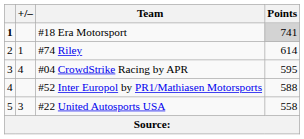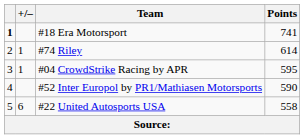(289, 32) lightgrey background -> (289, 32) no background
(21, 69) 4 -> (21, 69) 1
(289, 88) 588 -> (289, 88) 590
(21, 106) 3 -> (21, 106) 6
